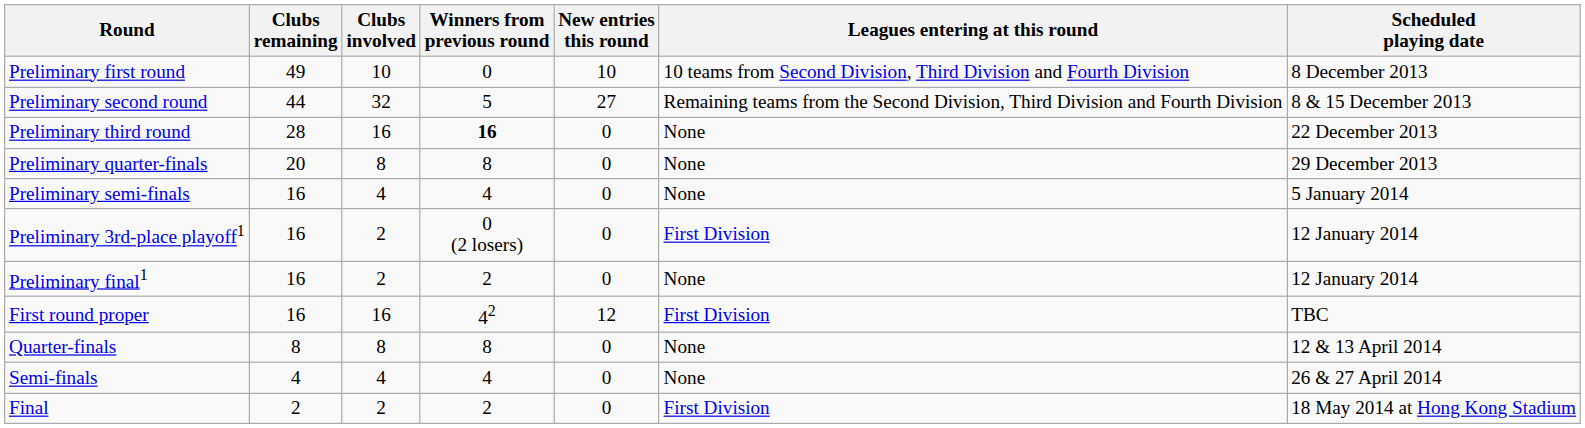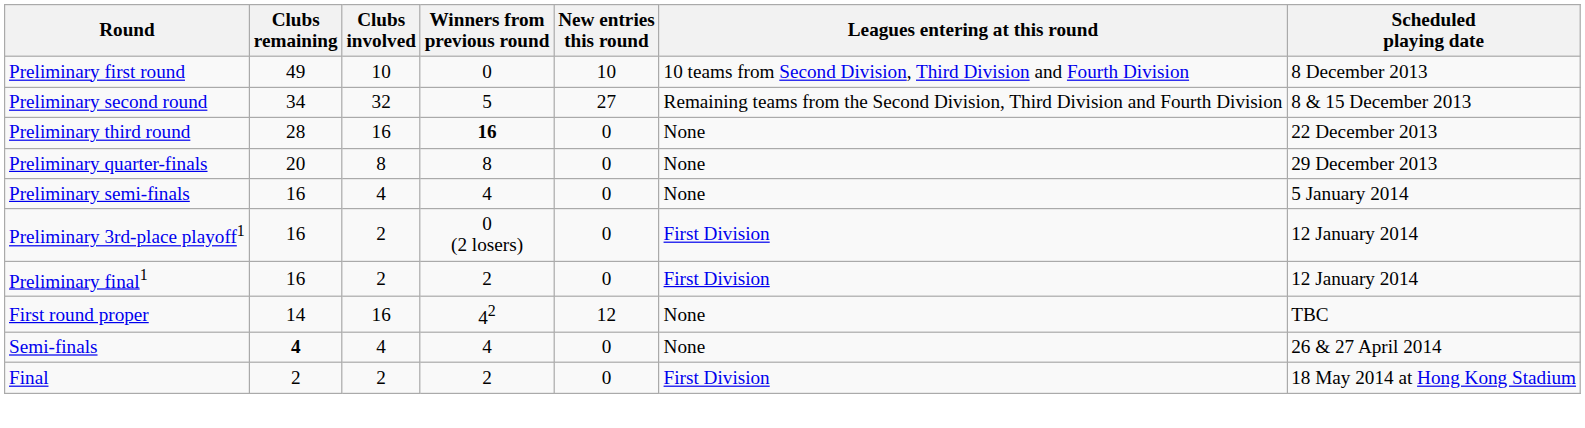(296, 102) 44 -> (296, 102) 34
(684, 278) None -> (717, 278) First Division
(296, 314) 16 -> (296, 314) 14
(717, 314) First Division -> (684, 314) None
- row: (63, 347)
(296, 377) normal -> (296, 347) bold
